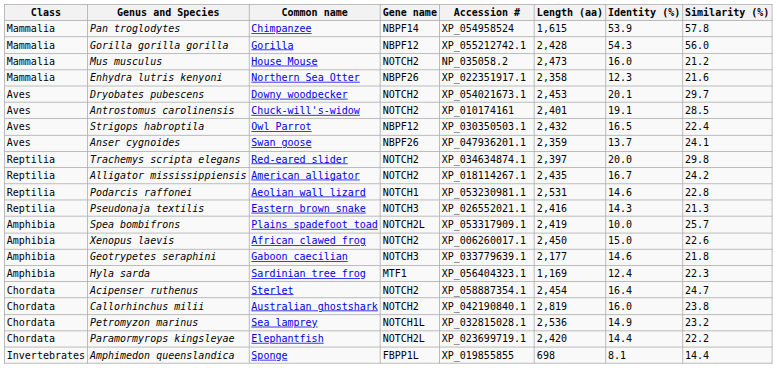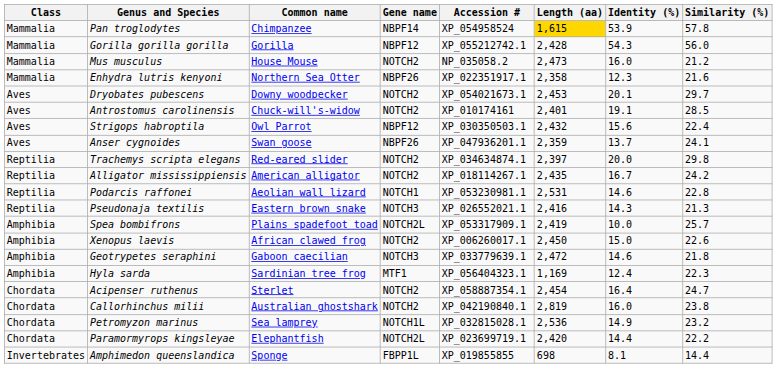(552, 29) no background -> (552, 29) gold background
(620, 127) 16.5 -> (620, 127) 15.6
(552, 257) 2,177 -> (552, 257) 2,472
